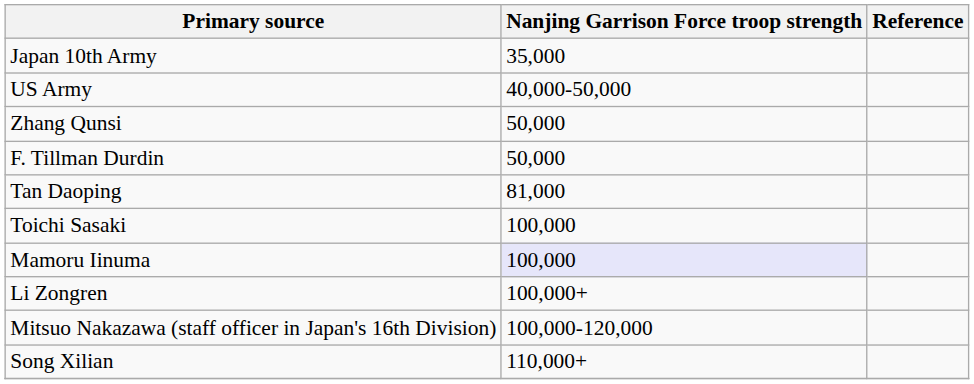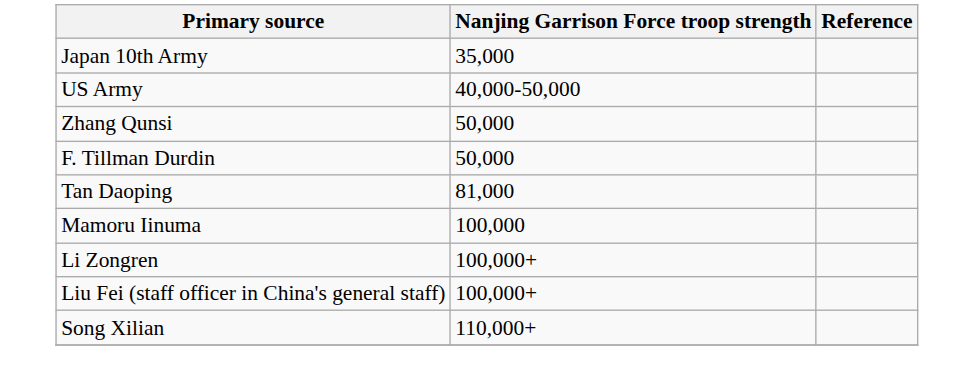- row: (68, 225)
(541, 259) lavender background -> (490, 225) no background
+ row: (253, 293)
- row: (253, 327)
